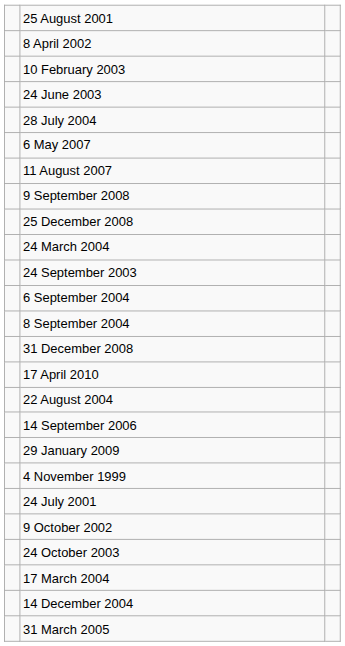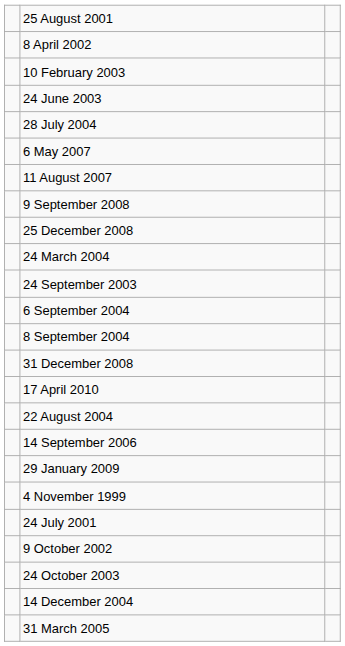- row: (66, 578)
